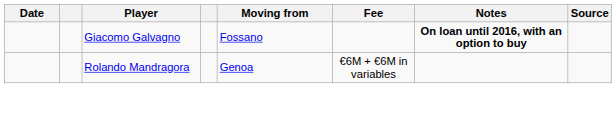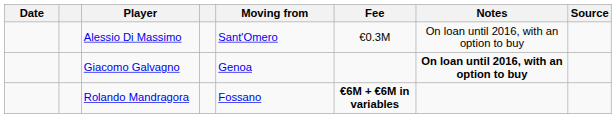+ row: (133, 37)
(241, 37) Fossano -> (235, 67) Genoa
(236, 67) Genoa -> (240, 98) Fossano
(374, 67) normal -> (375, 98) bold
